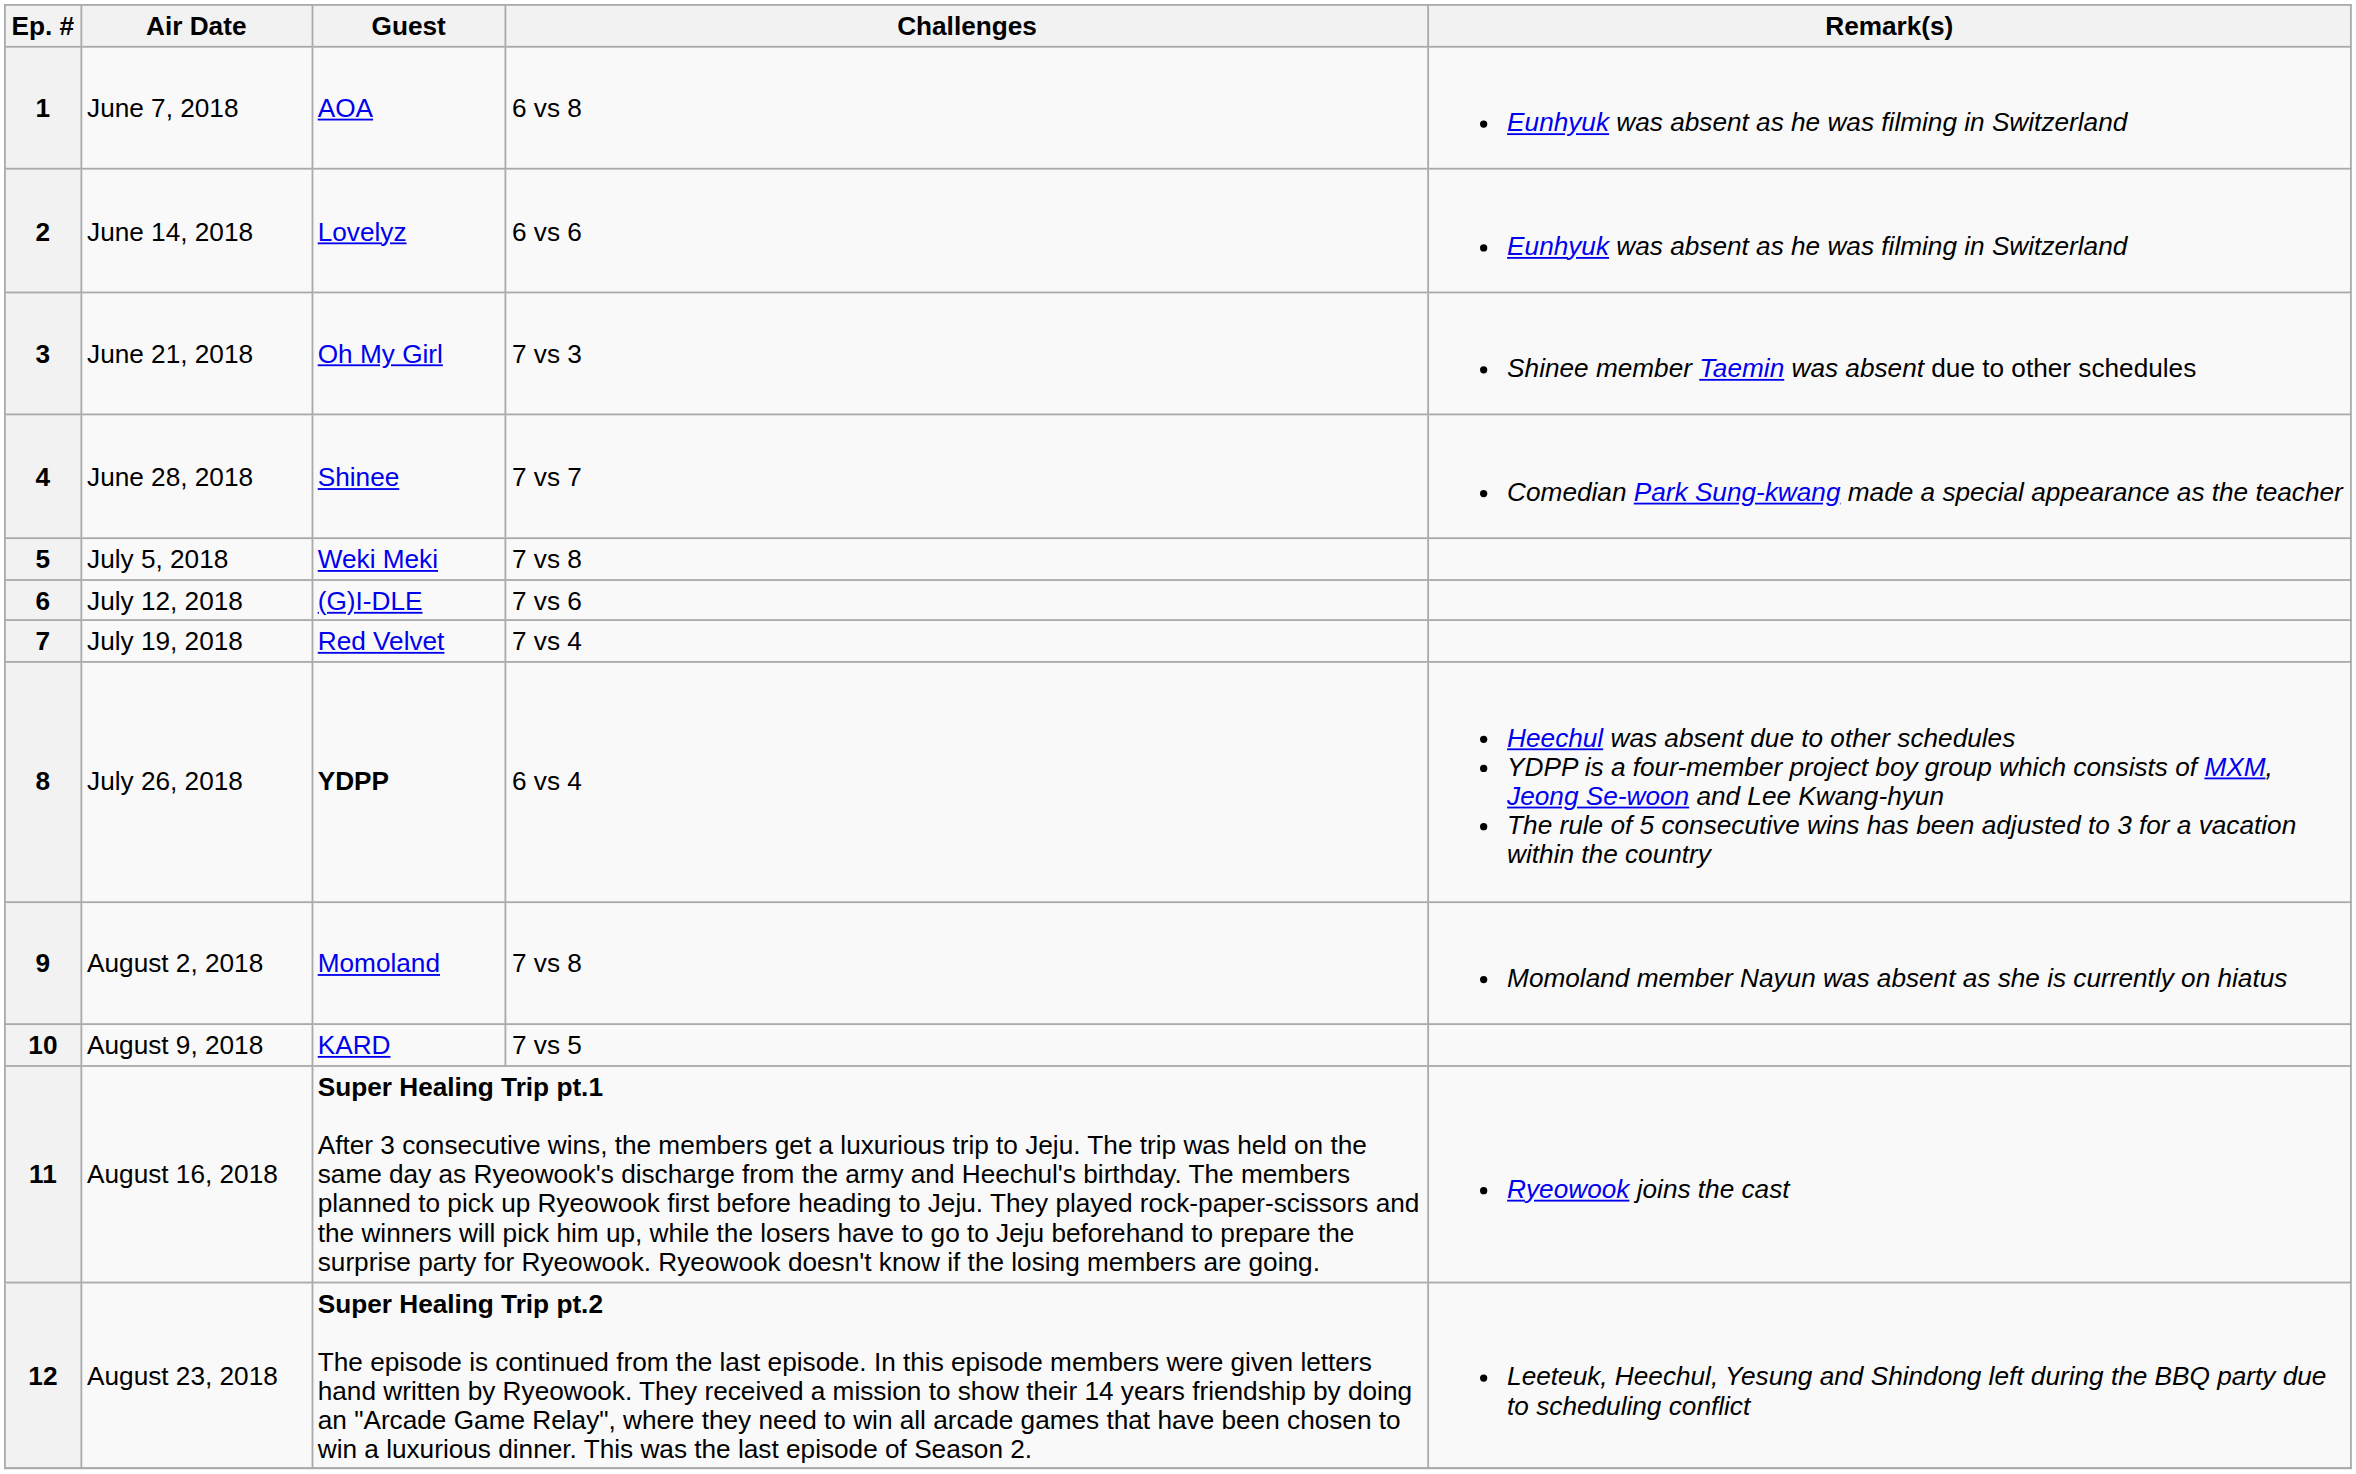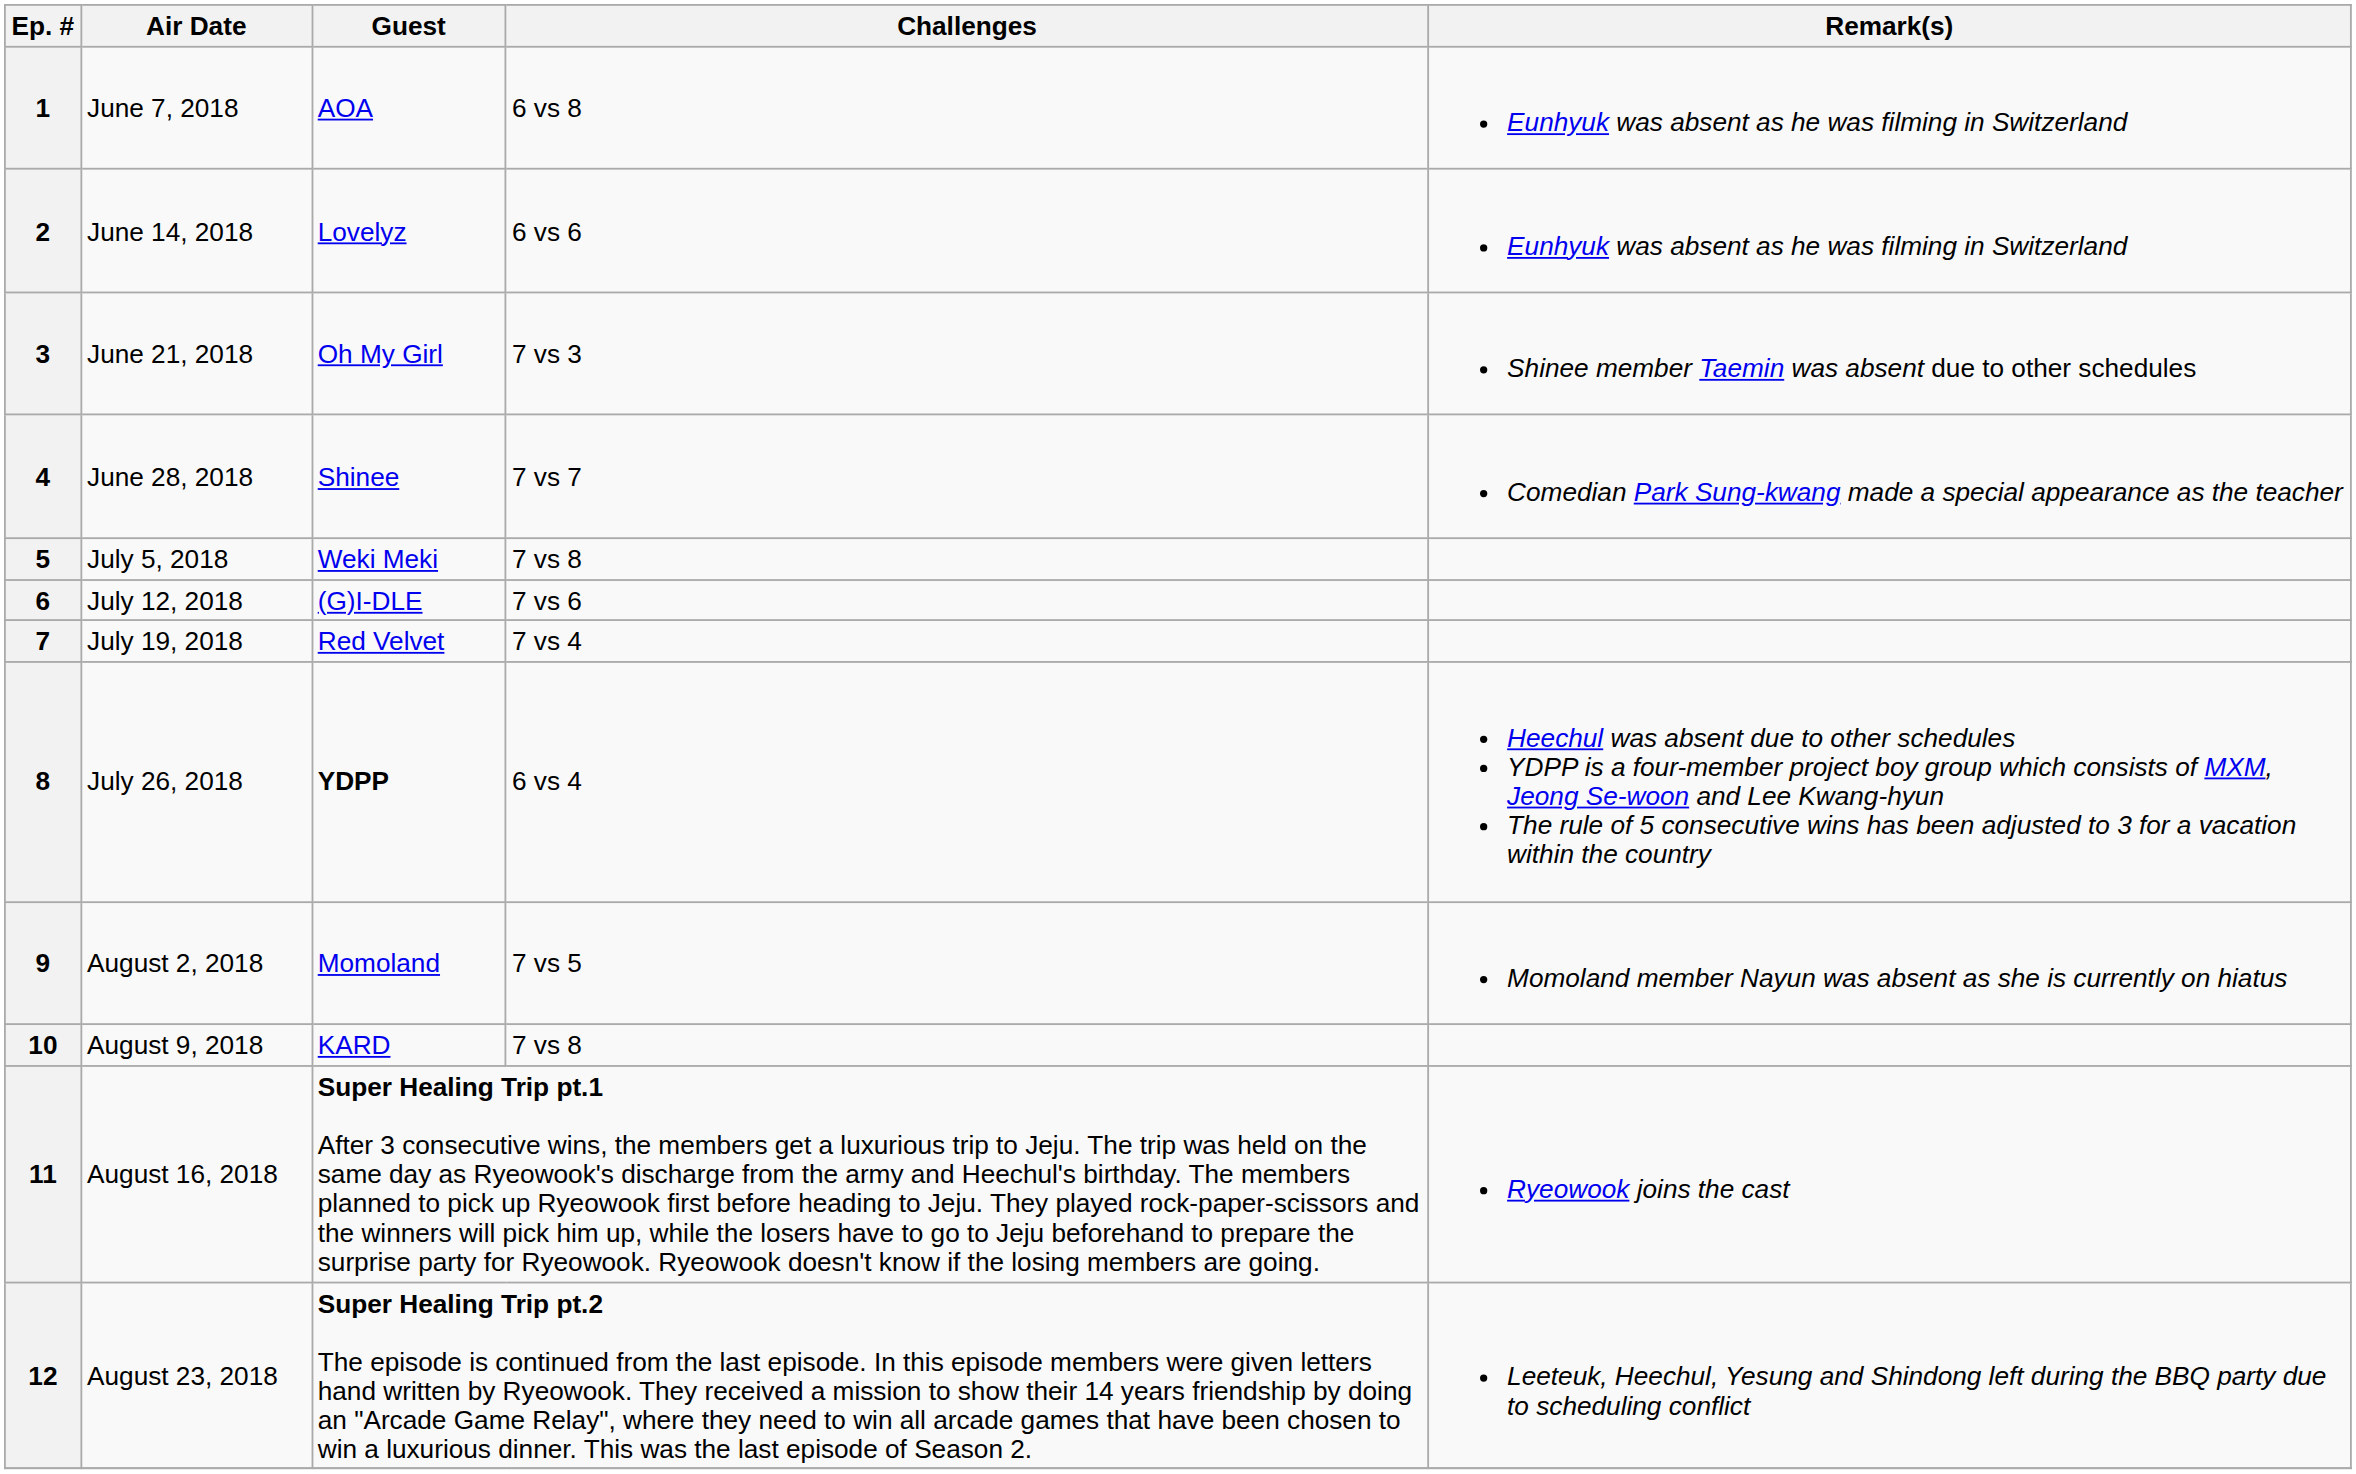(547, 963) 7 vs 8 -> (547, 963) 7 vs 5
(547, 1046) 7 vs 5 -> (547, 1046) 7 vs 8
